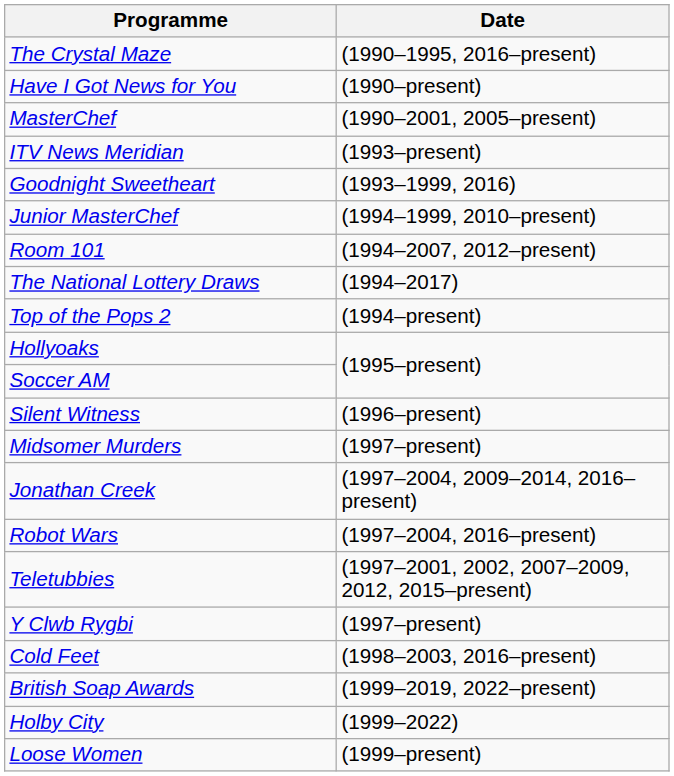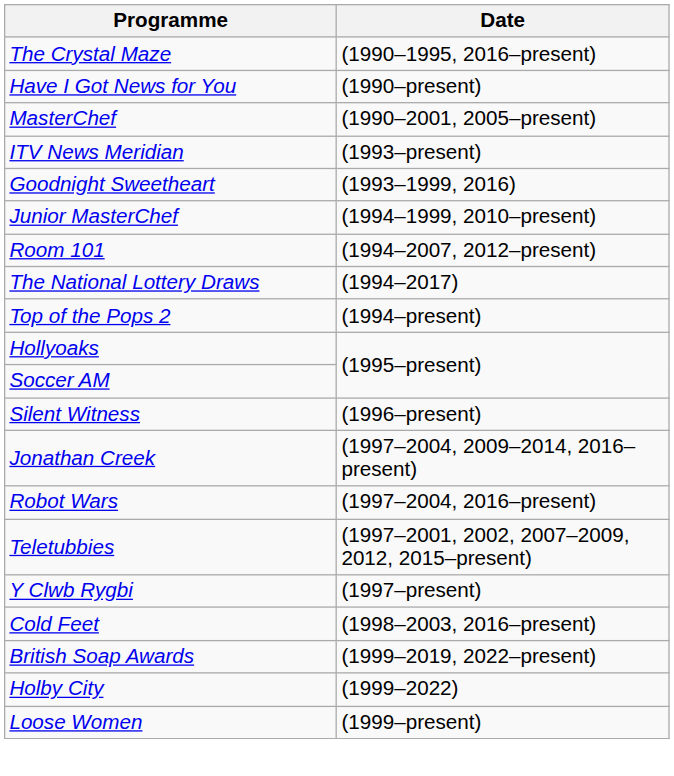- row: (95, 446)
